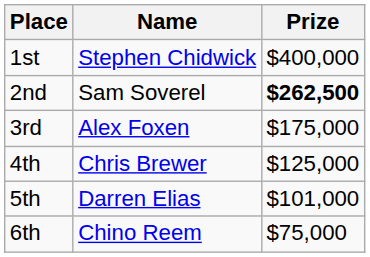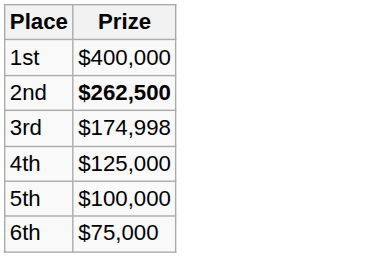- column: (167, 22)
(313, 127) $175,000 -> (125, 127) $174,998
(313, 198) $101,000 -> (125, 198) $100,000
